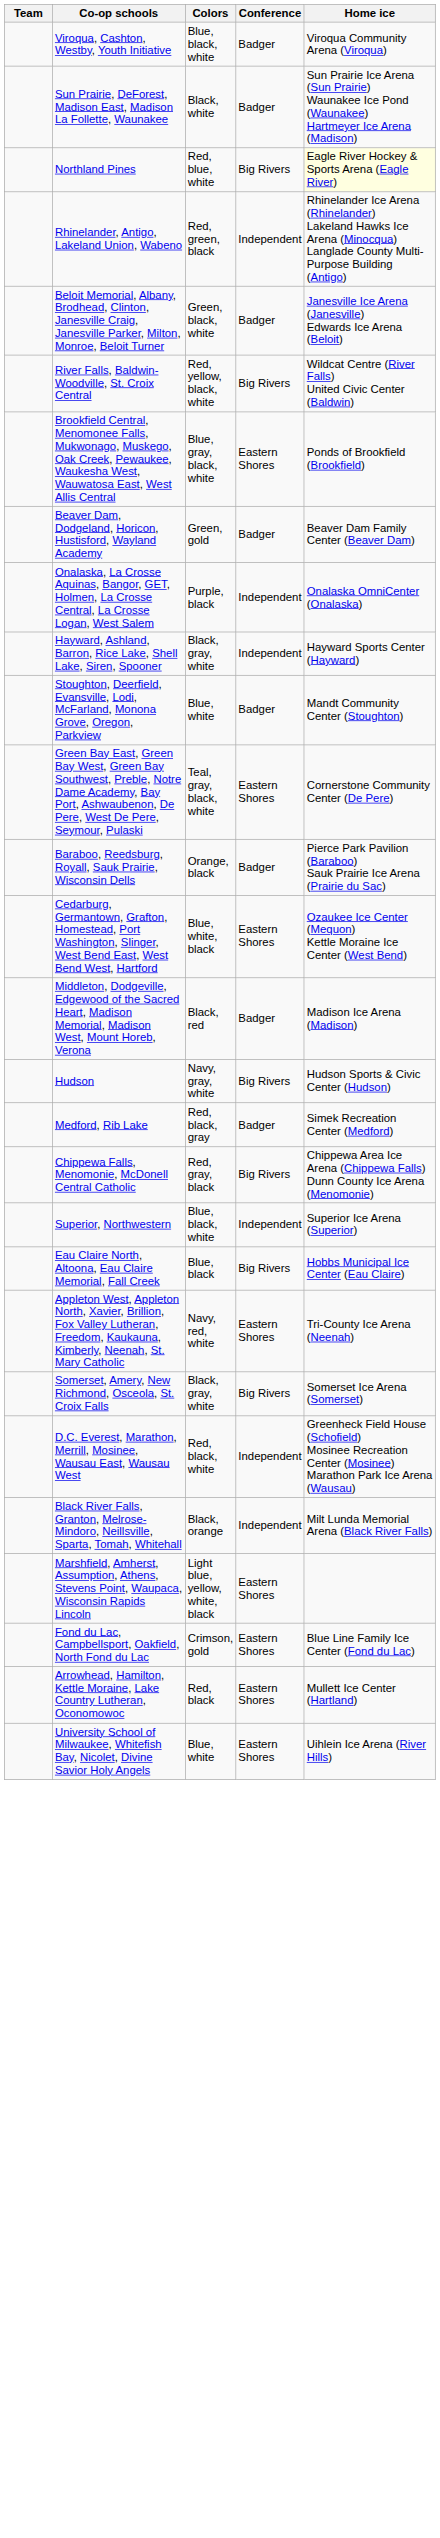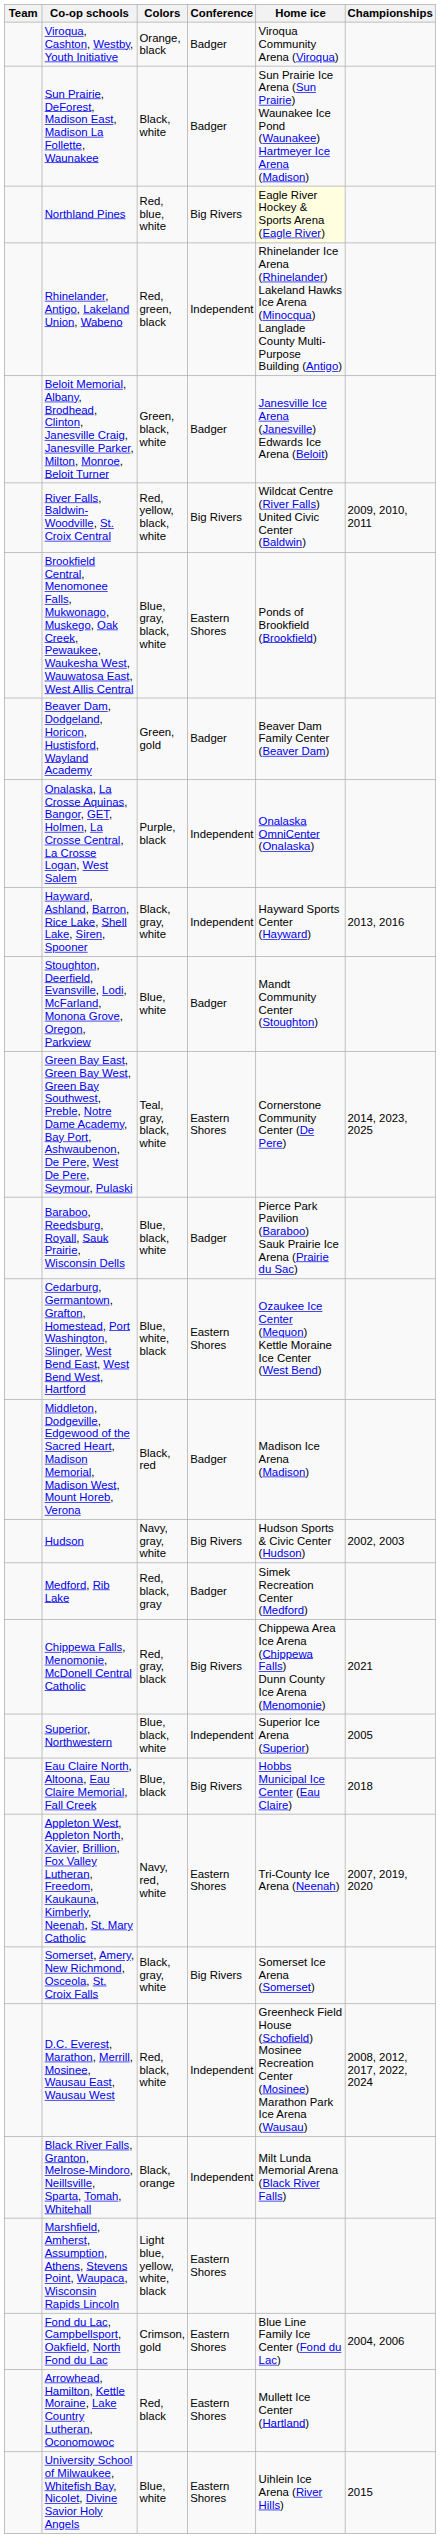+ column: (390, 13)
(203, 44) Blue, black, white -> (160, 44) Orange, black
(208, 867) Orange, black -> (154, 1238) Blue, black, white
